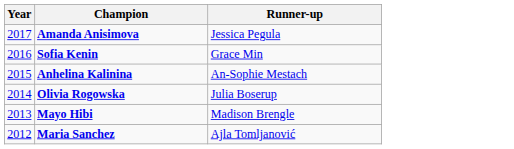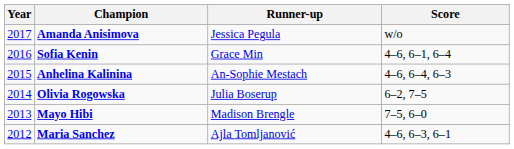+ column: (445, 14)
